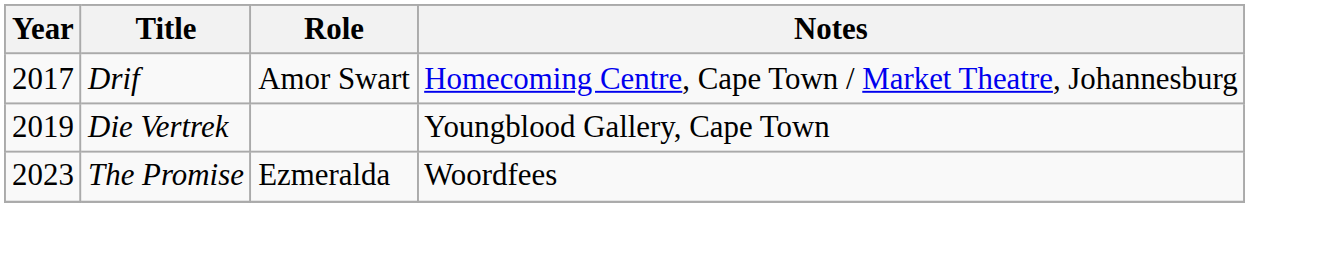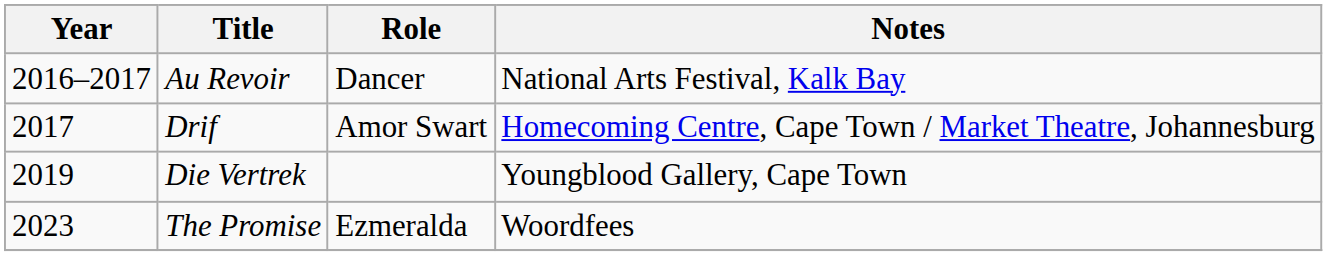+ row: (227, 77)
